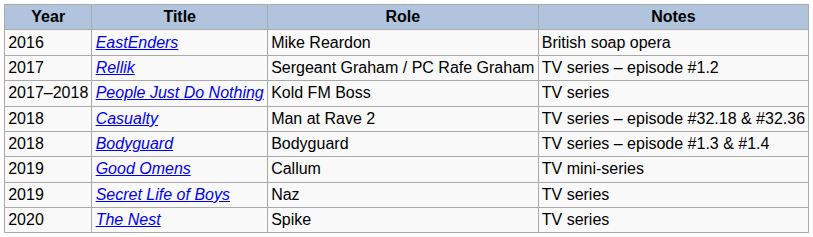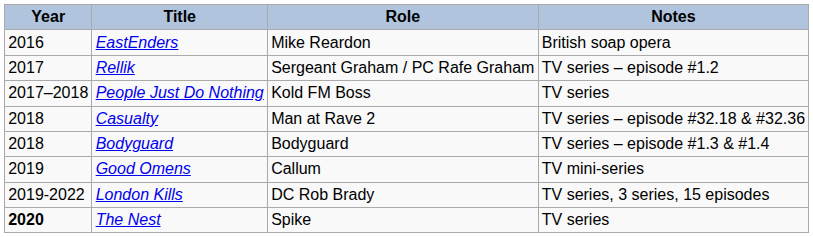+ row: (139, 194)
- row: (163, 194)
(26, 220) normal -> (26, 220) bold
